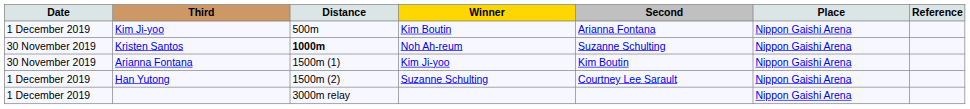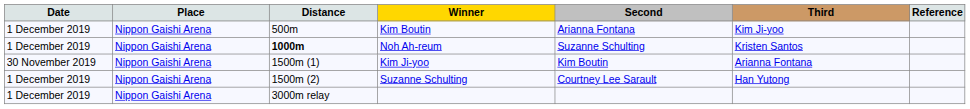columns swapped: (831, 13) <-> (201, 13)
(51, 46) 30 November 2019 -> (48, 46) 1 December 2019
